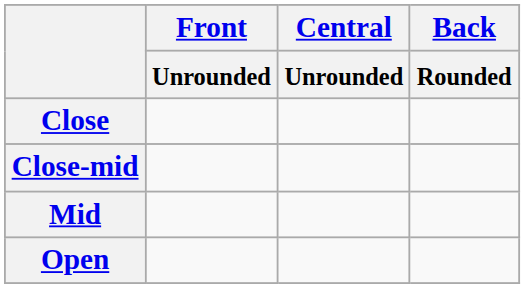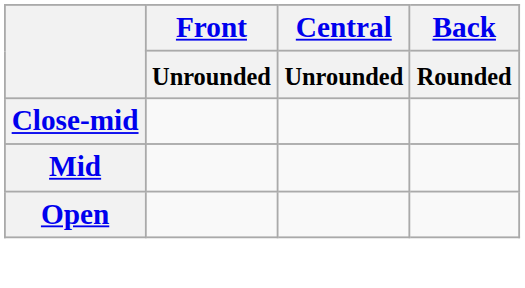- row: (75, 120)
